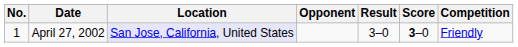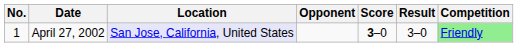columns swapped: (419, 13) <-> (379, 13)
(462, 32) no background -> (462, 32) lightgreen background
